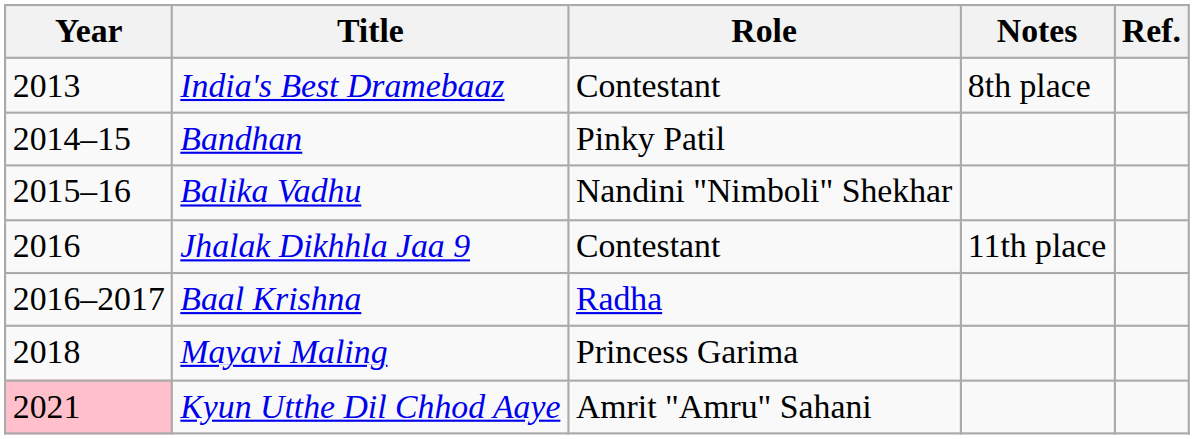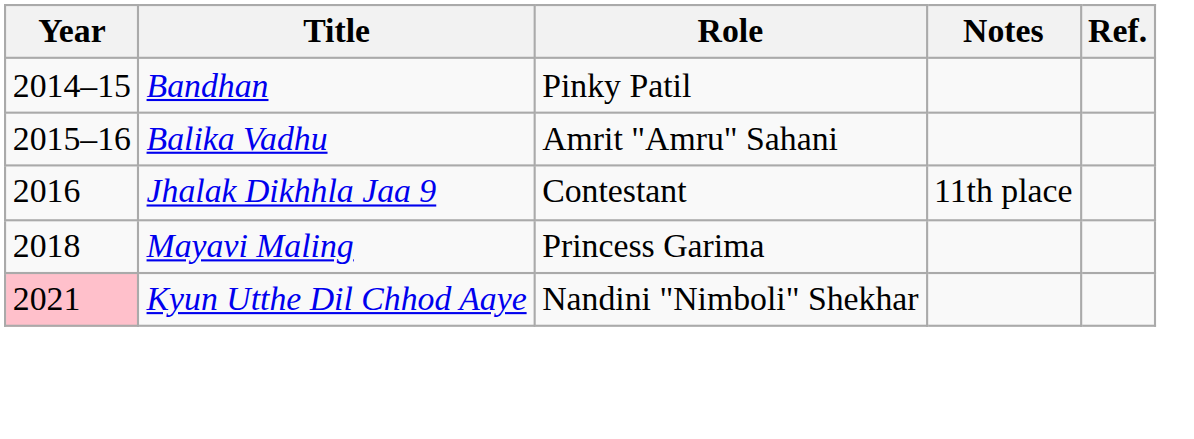- row: (342, 84)
(764, 191) Nandini "Nimboli" Shekhar -> (690, 138) Amrit "Amru" Sahani
- row: (271, 298)
(724, 406) Amrit "Amru" Sahani -> (730, 298) Nandini "Nimboli" Shekhar
